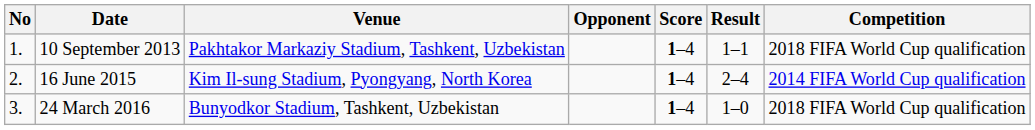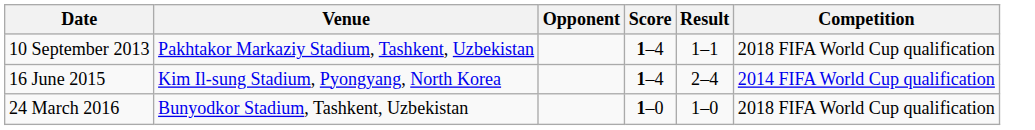- column: (20, 19)
(681, 108) 1–4 -> (650, 108) 1–0
